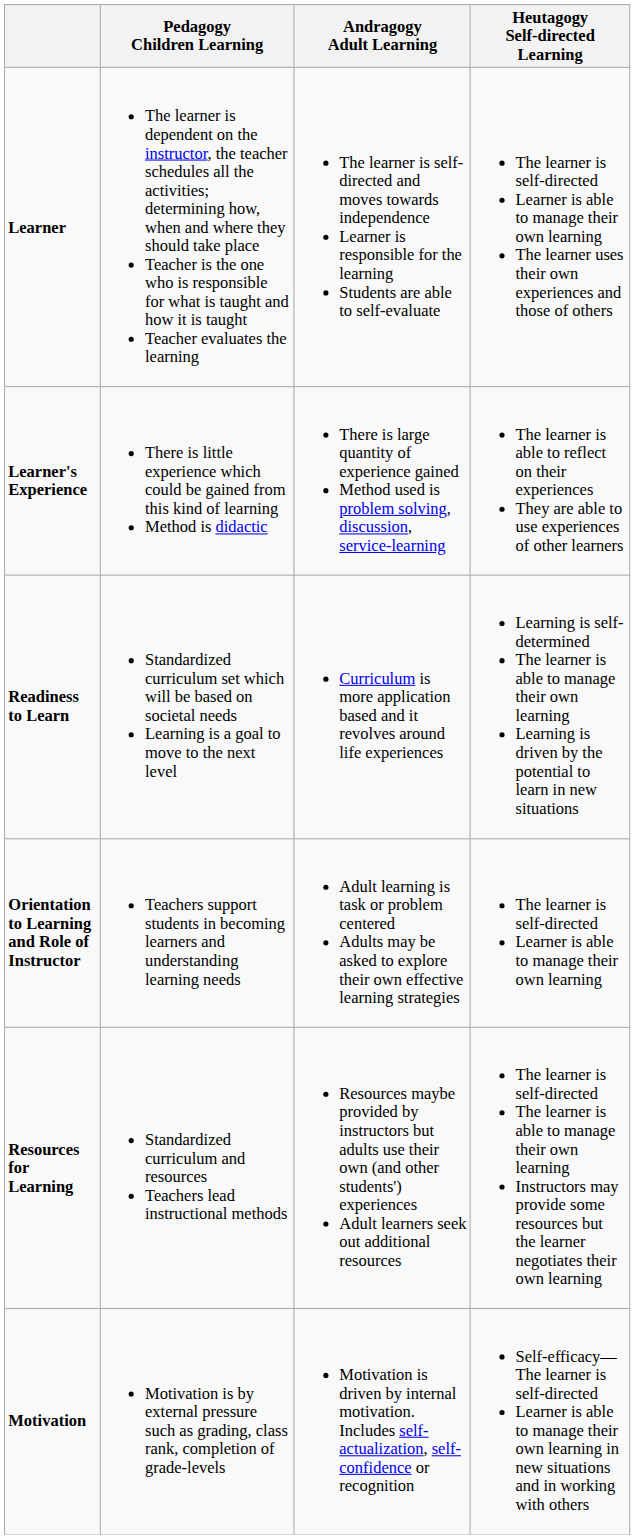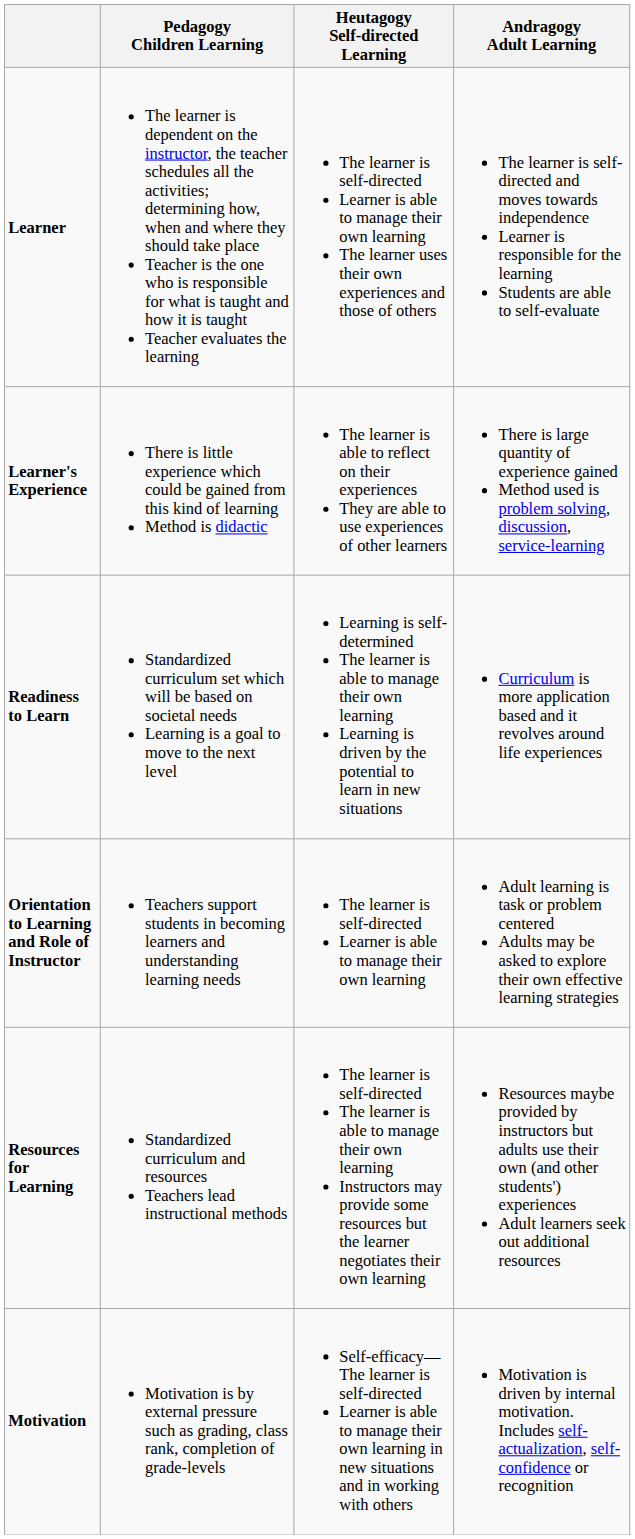columns swapped: (382, 36) <-> (550, 36)
